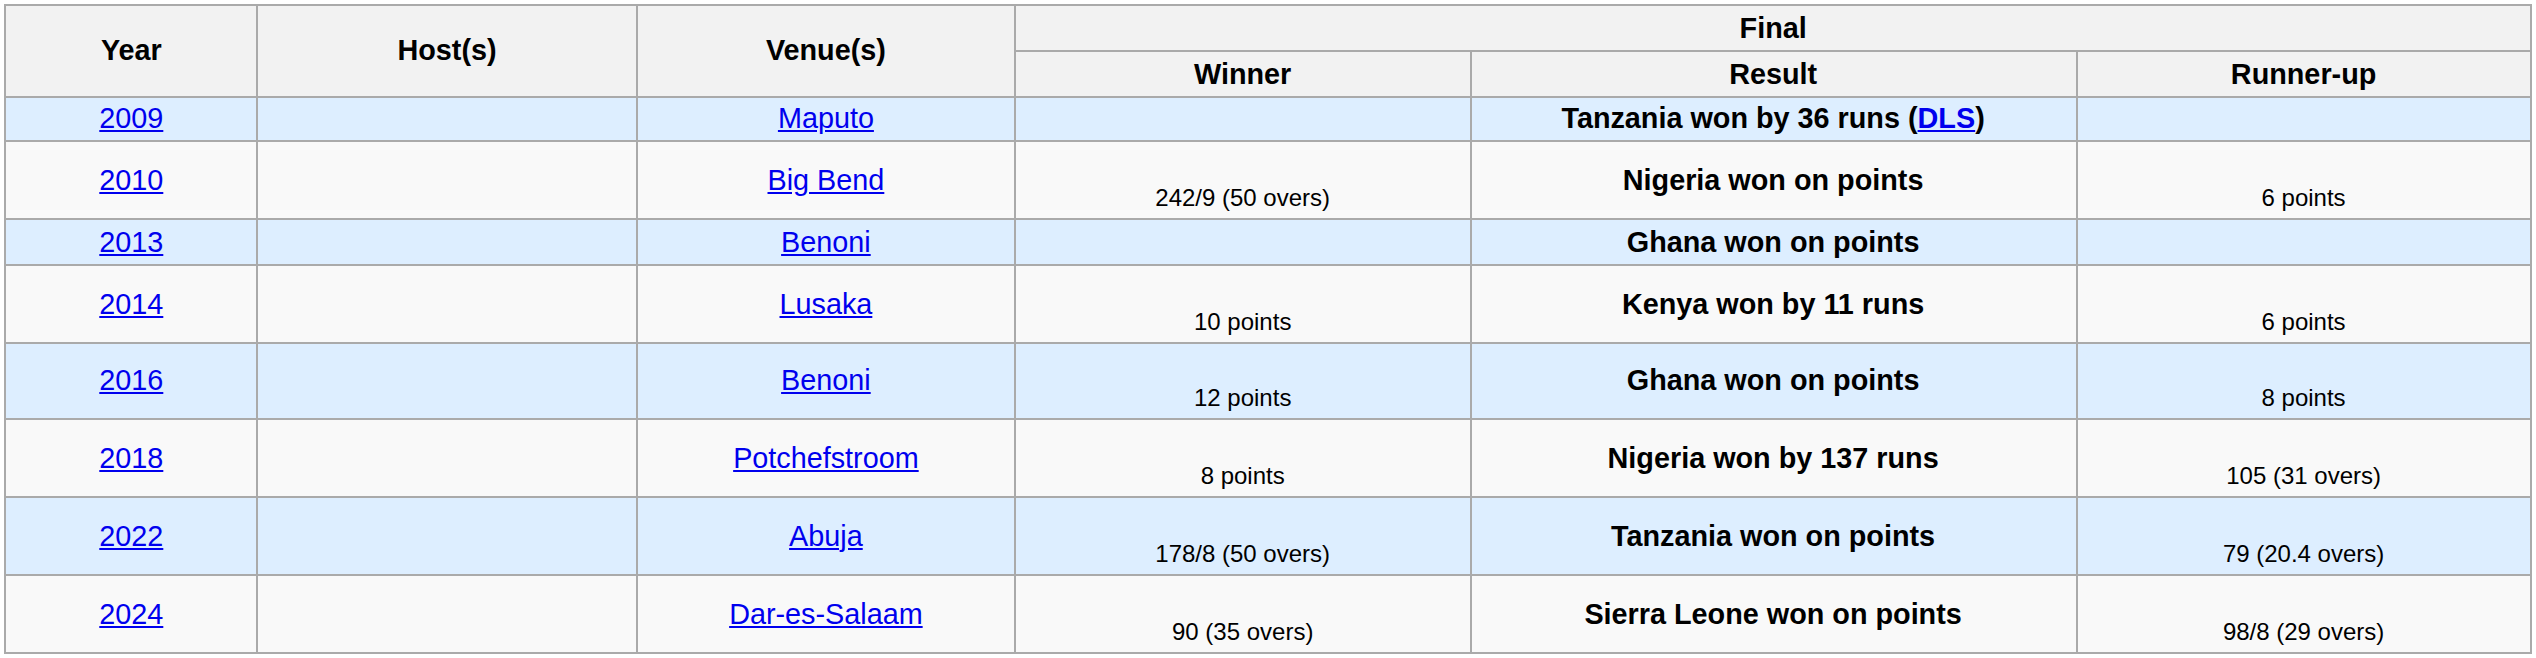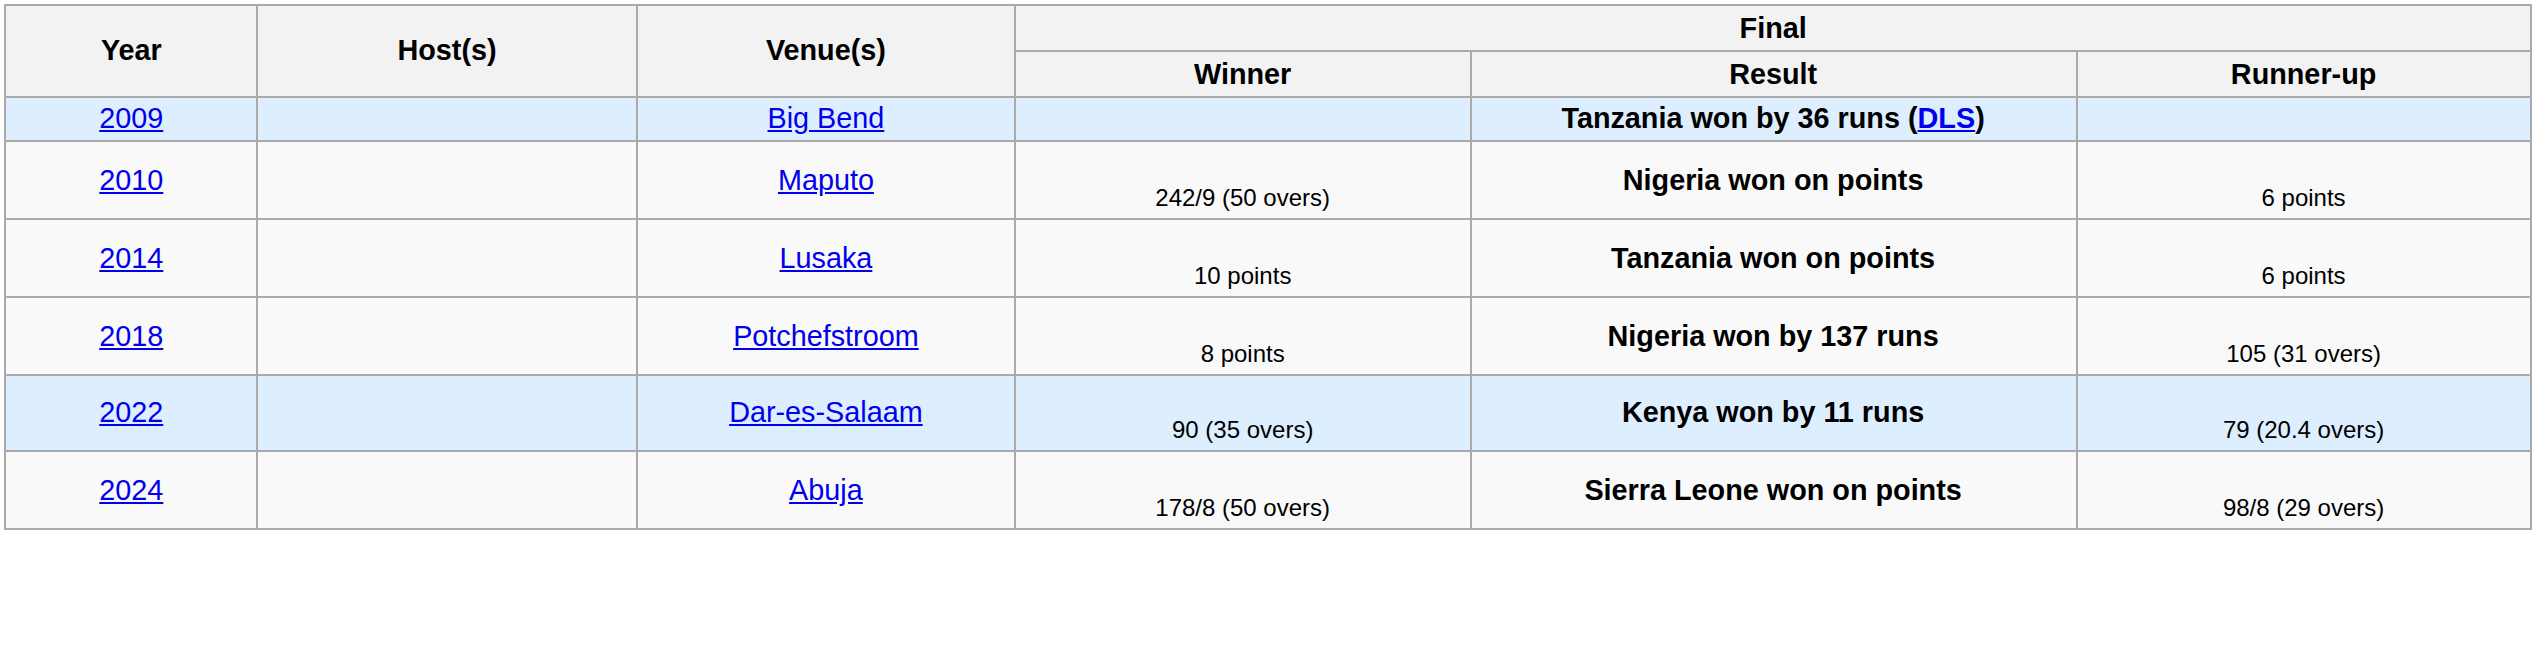(826, 119) Maputo -> (826, 119) Big Bend
(826, 181) Big Bend -> (826, 181) Maputo
- row: (131, 242)
(1773, 304) Kenya won by 11 runs -> (1773, 258) Tanzania won on points
- row: (131, 381)
(826, 536) Abuja -> (826, 413) Dar-es-Salaam
(1243, 554) 178/8 (50 overs) -> (1243, 431) 90 (35 overs)
(1773, 536) Tanzania won on points -> (1773, 413) Kenya won by 11 runs
(826, 614) Dar-es-Salaam -> (826, 491) Abuja
(1243, 632) 90 (35 overs) -> (1243, 509) 178/8 (50 overs)
